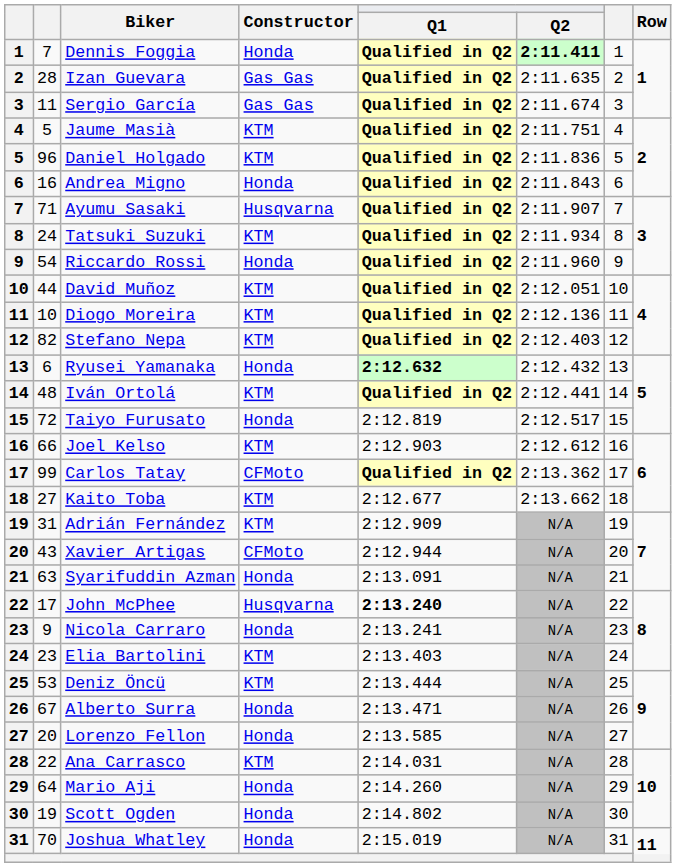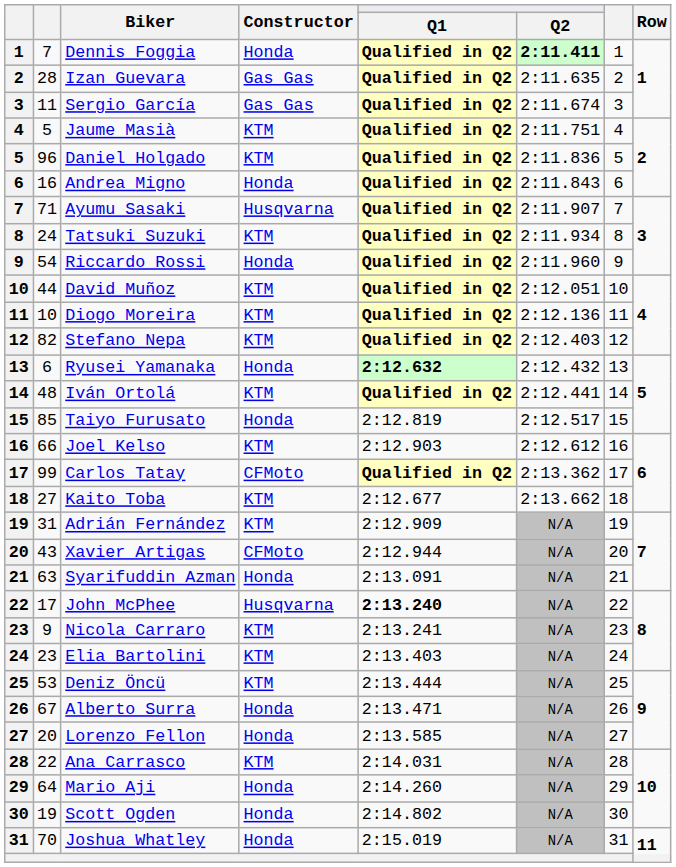(47, 420) 72 -> (47, 420) 85
(269, 631) Honda -> (259, 631) KTM
